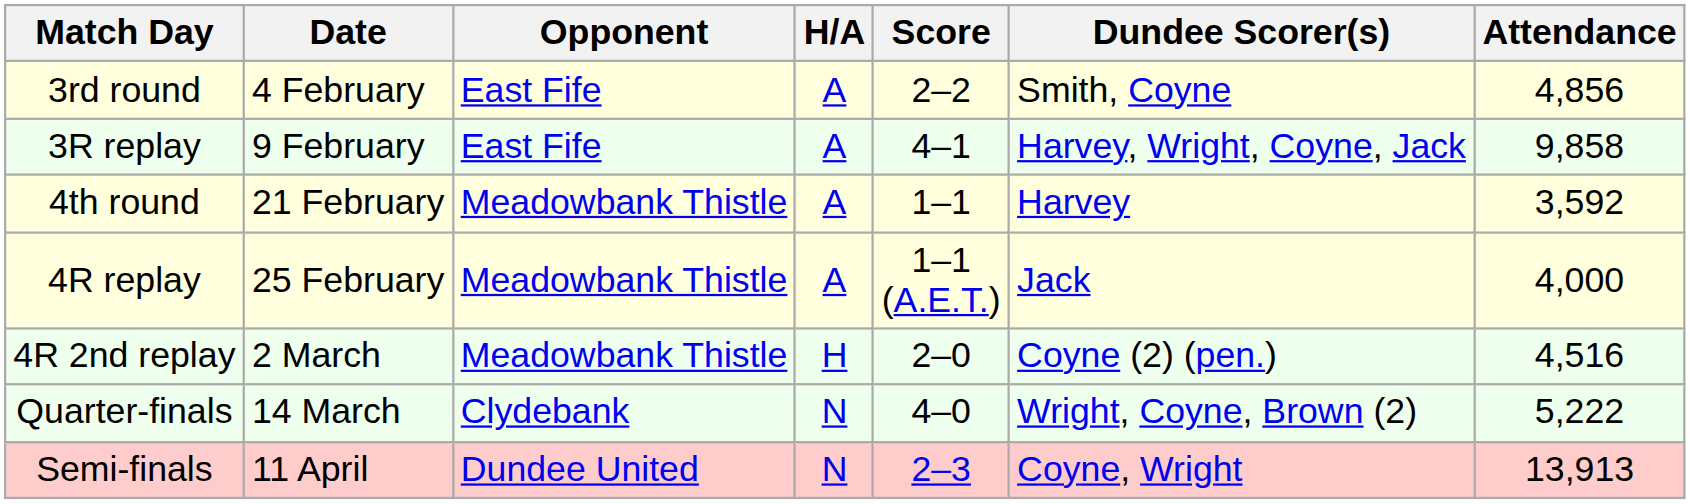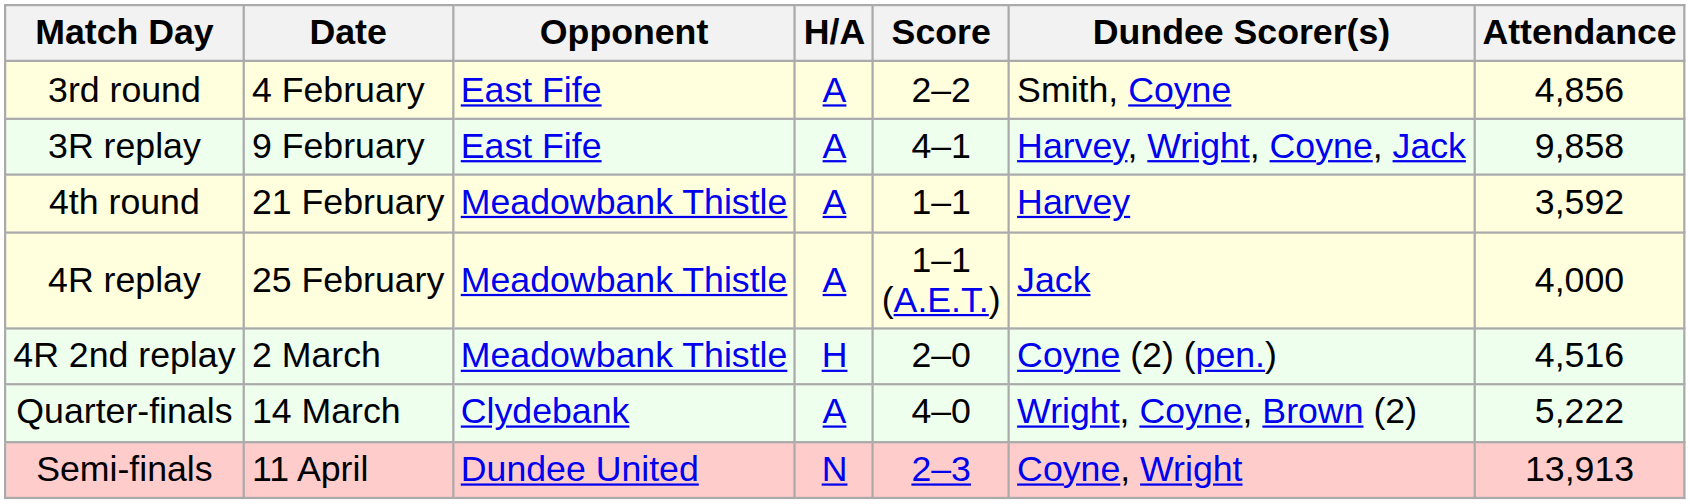(835, 412) N -> (835, 412) A
